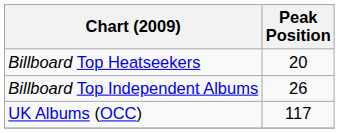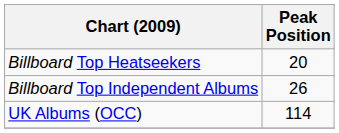(298, 114) 117 -> (298, 114) 114
